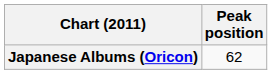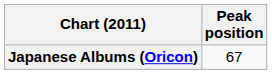(234, 57) 62 -> (234, 57) 67
